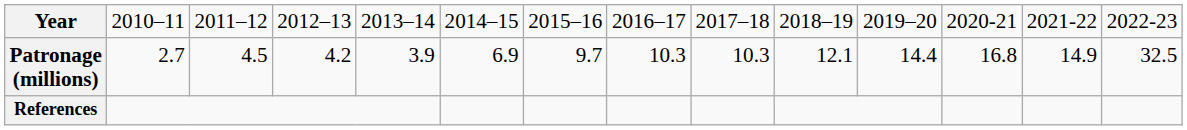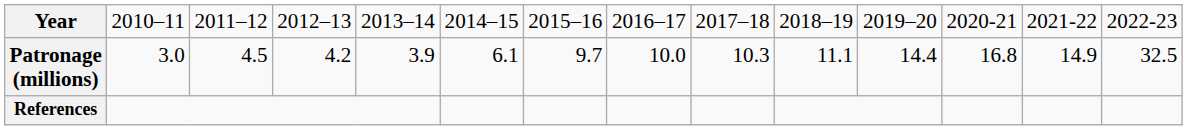(171, 54) 2.7 -> (171, 54) 3.0
(505, 54) 6.9 -> (505, 54) 6.1
(667, 54) 10.3 -> (667, 54) 10.0
(835, 54) 12.1 -> (835, 54) 11.1
